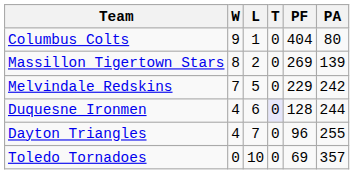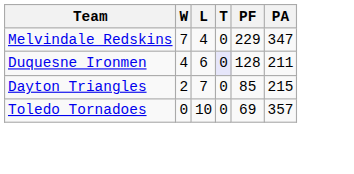- row: (69, 40)
- row: (116, 63)
(256, 87) 5 -> (204, 40) 4
(332, 87) 242 -> (281, 40) 347
(332, 110) 244 -> (281, 63) 211
(236, 134) 4 -> (184, 87) 2
(300, 134) 96 -> (248, 87) 85
(332, 134) 255 -> (281, 87) 215
